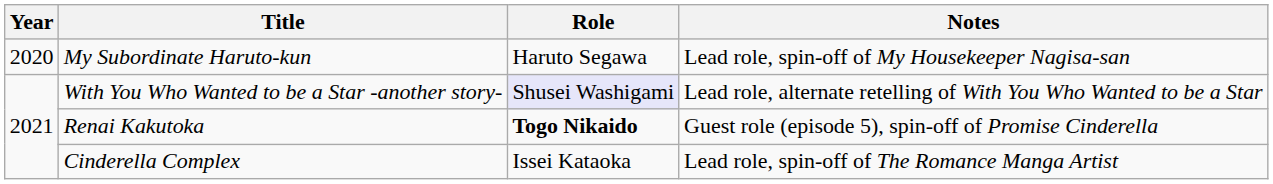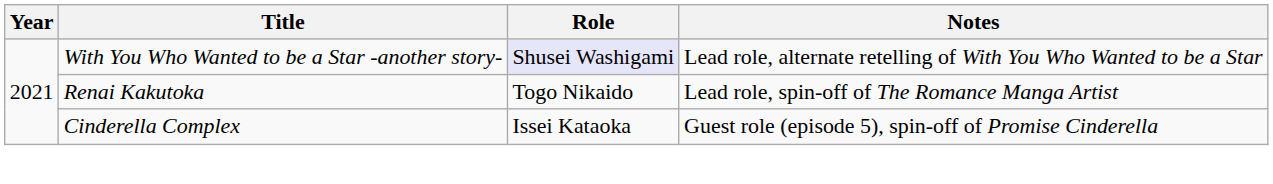- row: (187, 56)
(575, 126) bold -> (573, 91) normal
(921, 126) Guest role (episode 5), spin-off of Promise Cinderella -> (901, 91) Lead role, spin-off of The Romance Manga Artist
(901, 160) Lead role, spin-off of The Romance Manga Artist -> (921, 126) Guest role (episode 5), spin-off of Promise Cinderella
